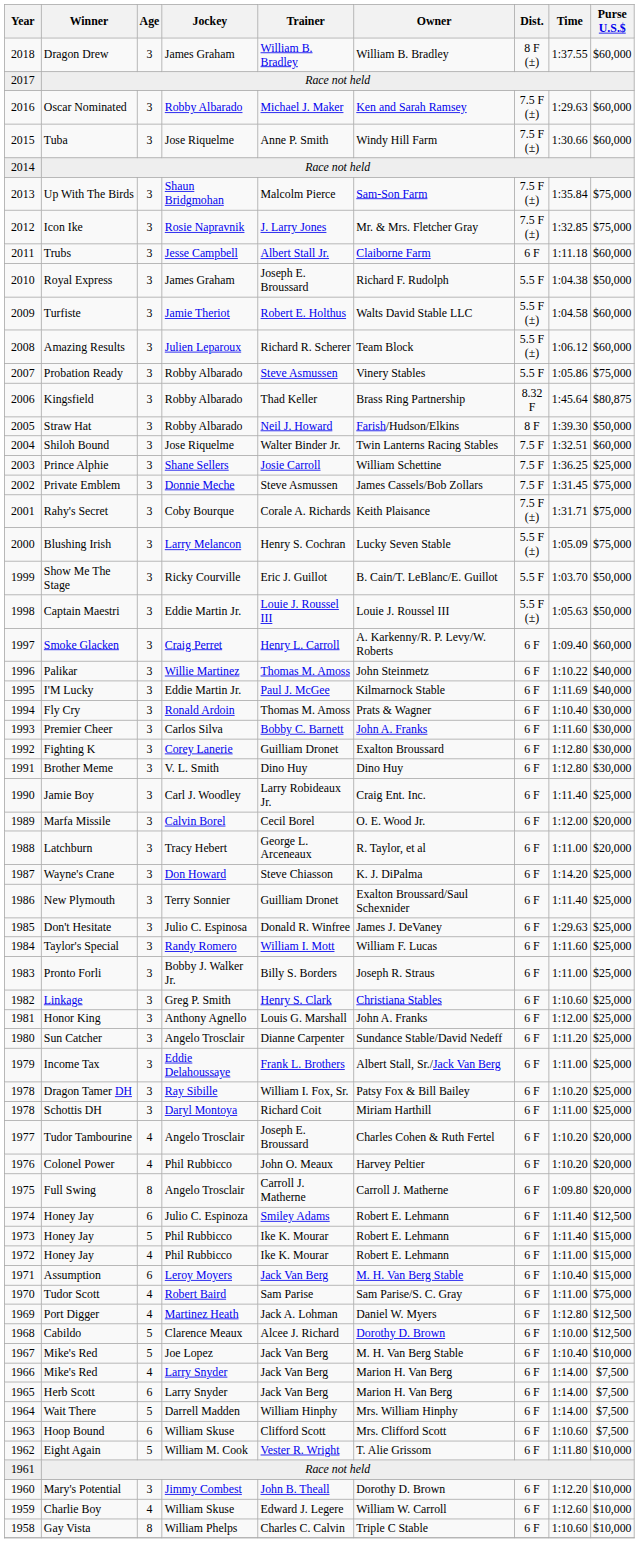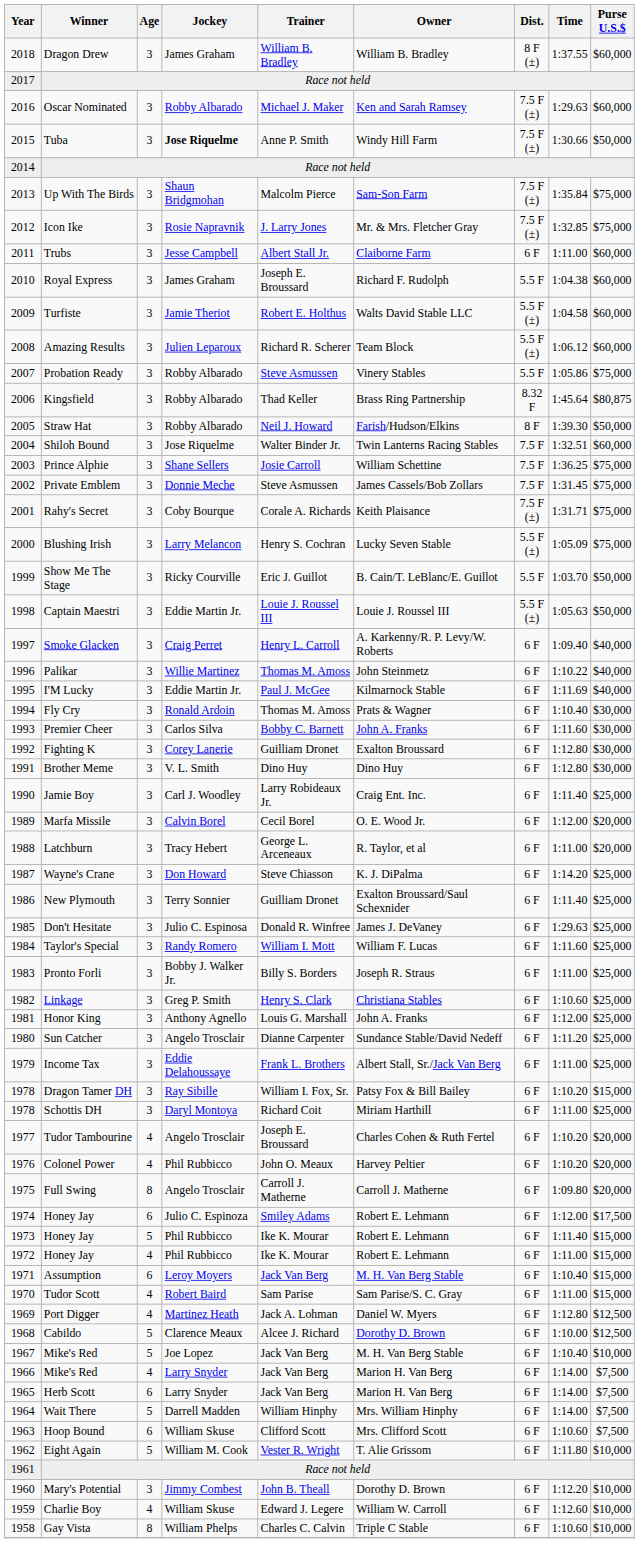(199, 141) normal -> (201, 141) bold
(612, 141) $60,000 -> (612, 141) $50,000
(570, 254) 1:11.18 -> (570, 254) 1:11.00
(612, 280) $50,000 -> (612, 280) $60,000
(612, 465) $25,000 -> (612, 465) $75,000
(612, 645) $60,000 -> (612, 645) $40,000
(612, 1091) $25,000 -> (612, 1091) $15,000
(570, 1217) 1:11.40 -> (570, 1217) 1:12.00
(612, 1217) $12,500 -> (612, 1217) $17,500
(612, 1295) $75,000 -> (612, 1295) $15,000
